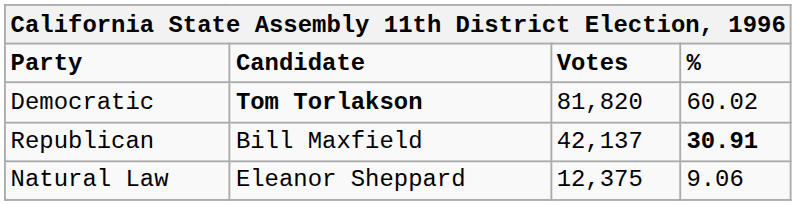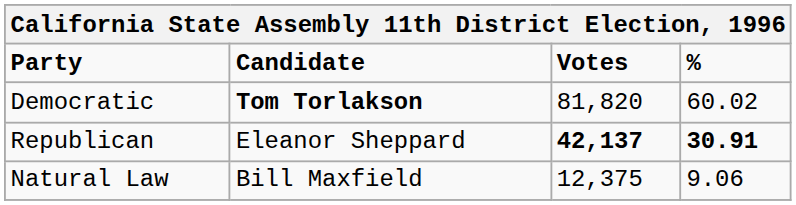(329, 141) Bill Maxfield -> (351, 141) Eleanor Sheppard
(600, 141) normal -> (600, 141) bold
(351, 180) Eleanor Sheppard -> (329, 180) Bill Maxfield
